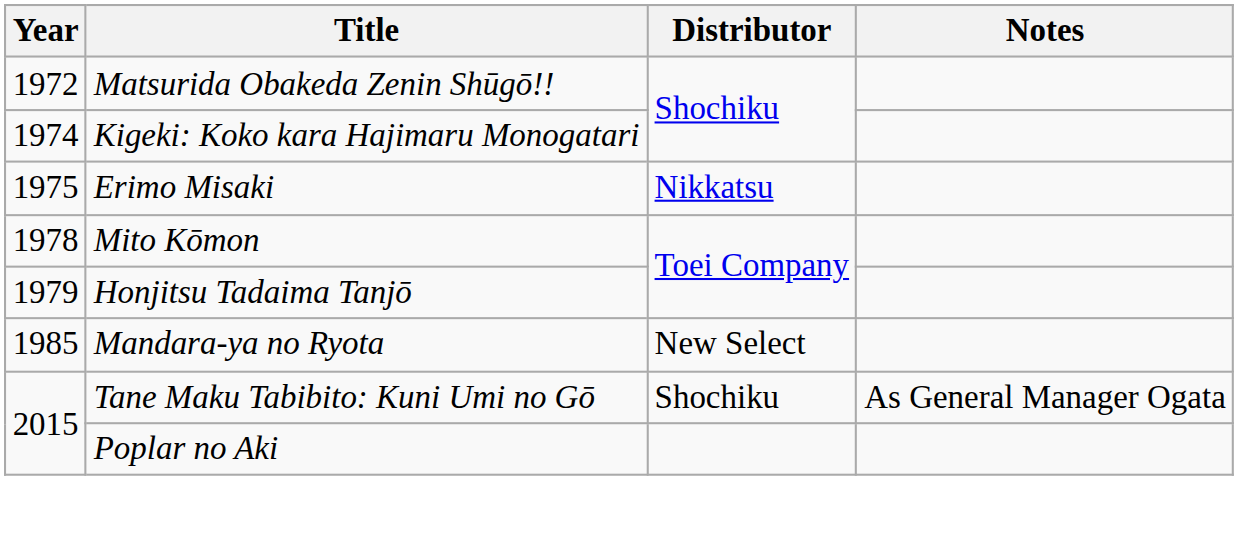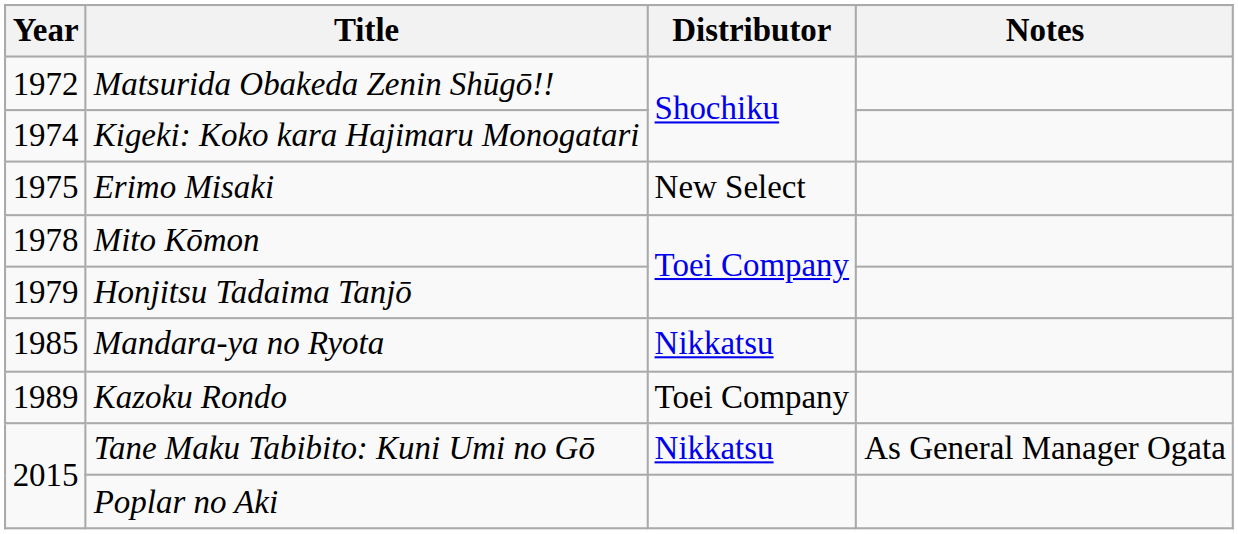(714, 187) Nikkatsu -> (730, 187) New Select
(730, 344) New Select -> (714, 344) Nikkatsu
+ row: (190, 396)
(717, 396) Shochiku -> (714, 448) Nikkatsu
